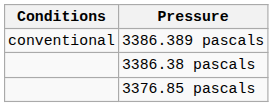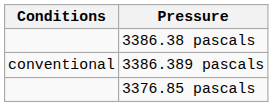rows swapped: (193, 41) <-> (189, 65)
